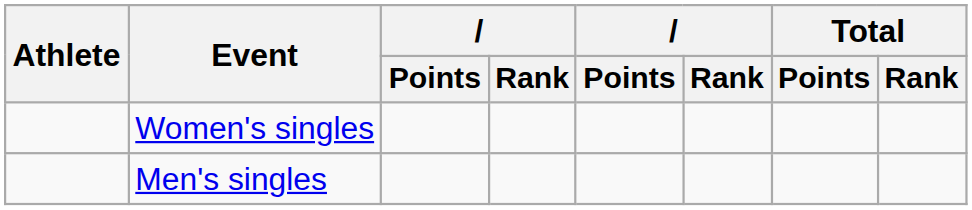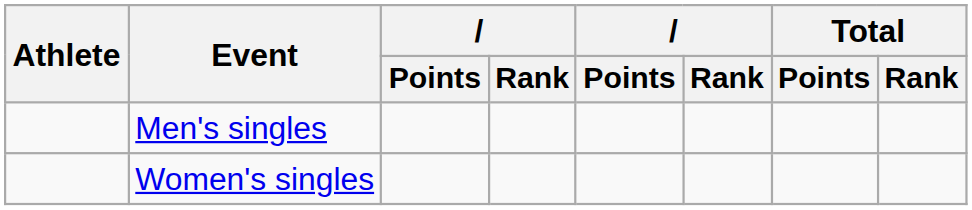rows swapped: (231, 179) <-> (255, 128)
